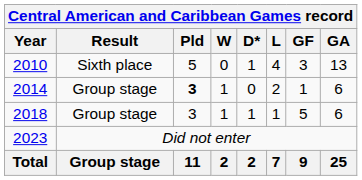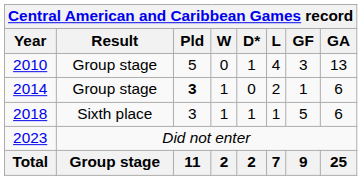(115, 65) Sixth place -> (115, 65) Group stage
(115, 114) Group stage -> (115, 114) Sixth place
